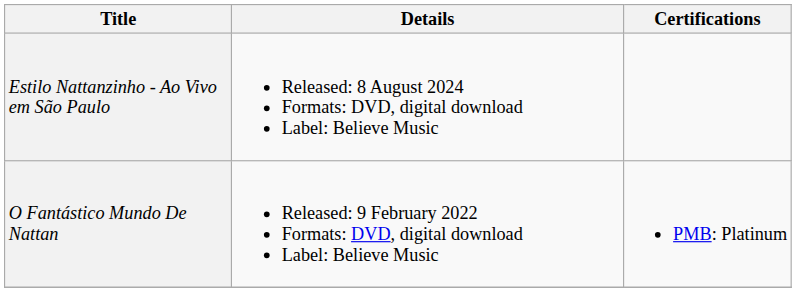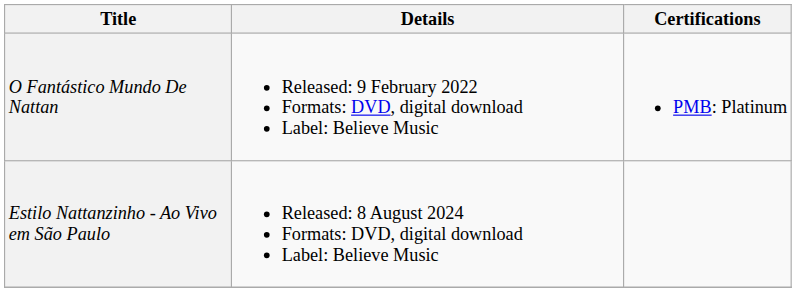rows swapped: (98, 223) <-> (113, 96)
